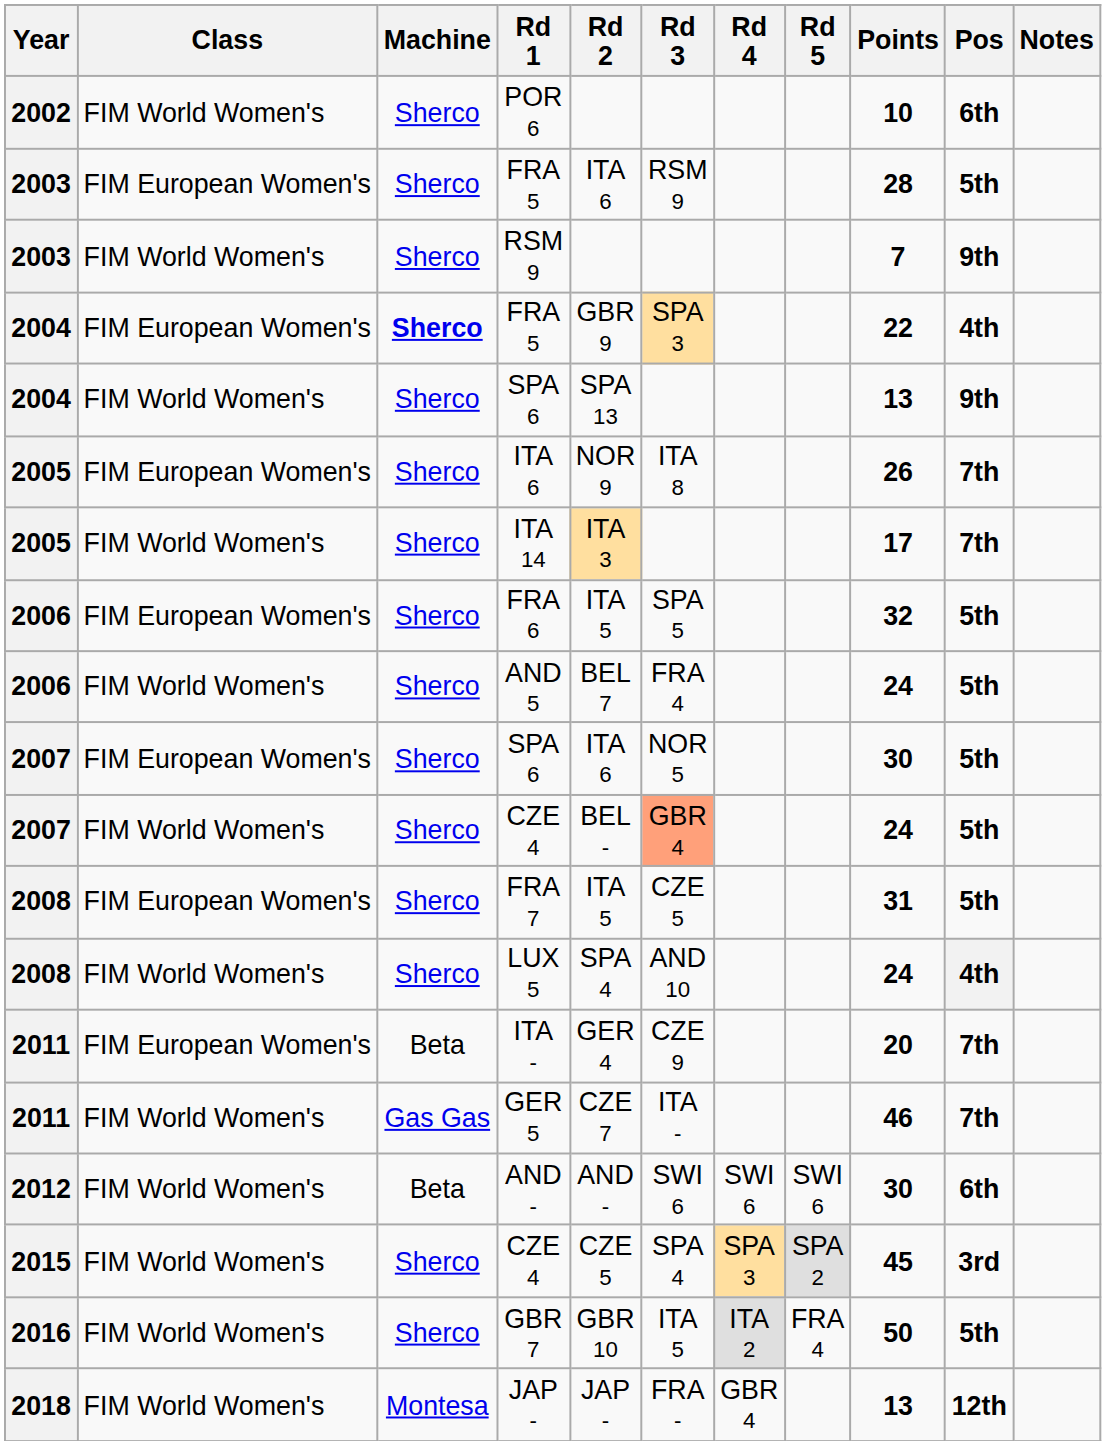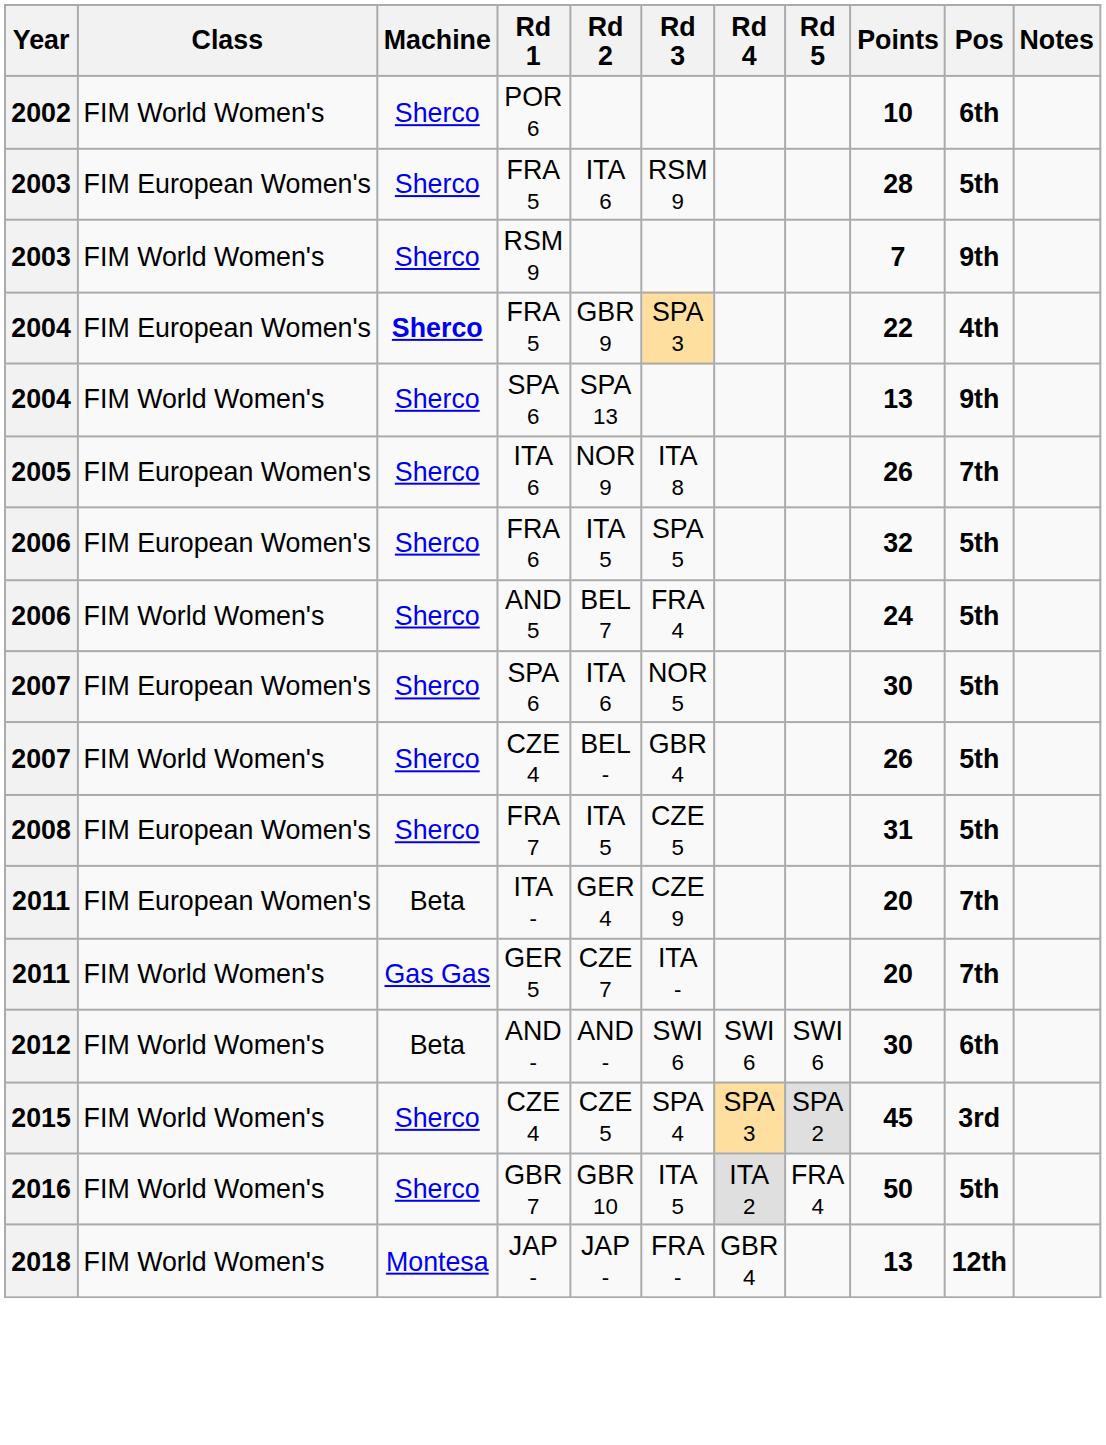- row: (41, 543)
(678, 829) lightsalmon background -> (678, 757) no background
(898, 830) 24 -> (898, 758) 26
- row: (41, 974)
(898, 1117) 46 -> (898, 974) 20
